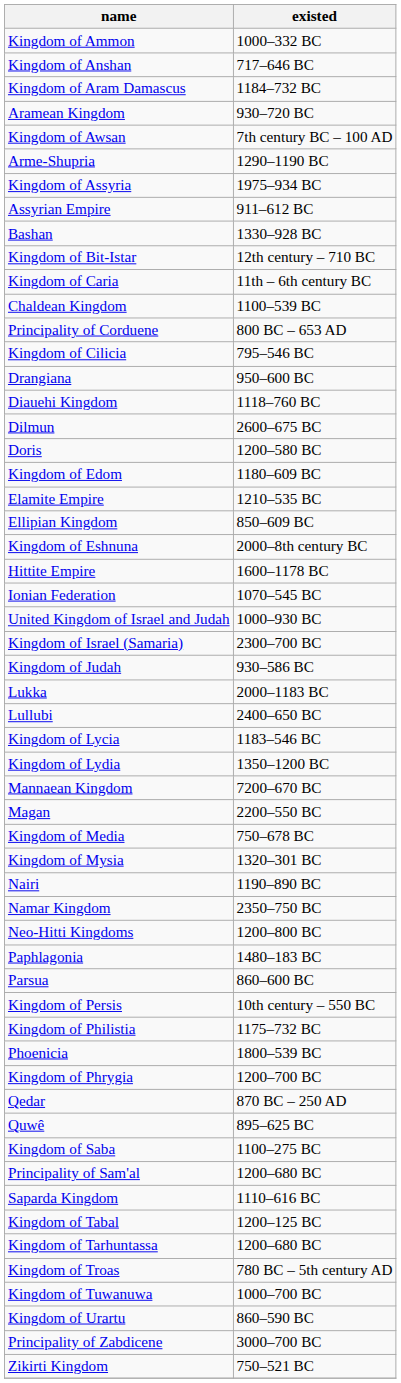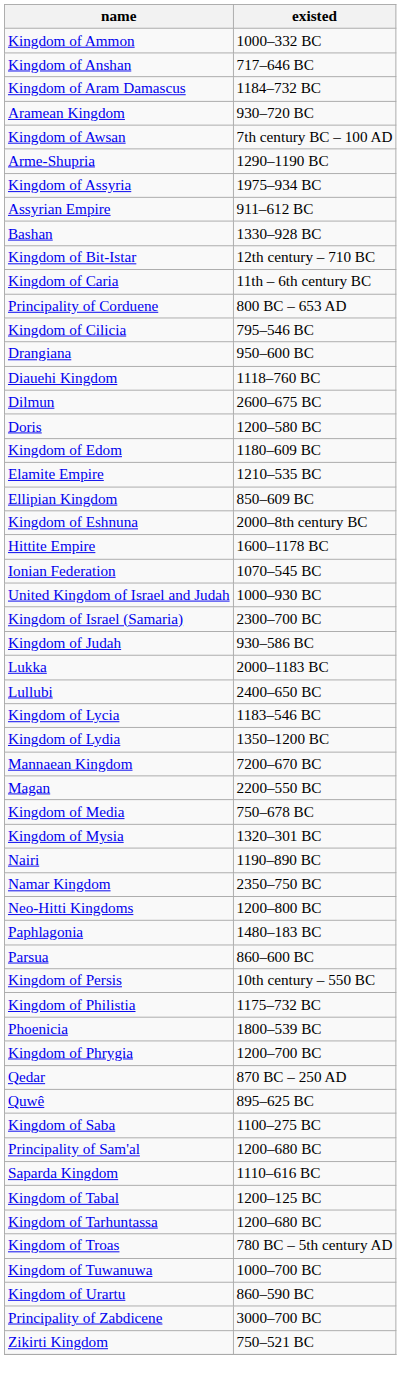- row: (67, 305)
